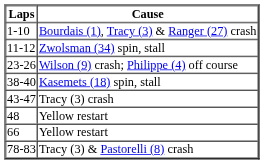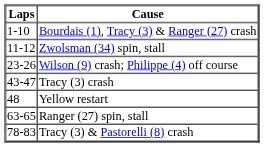- row: (21, 81)
+ row: (21, 115)
- row: (13, 132)
